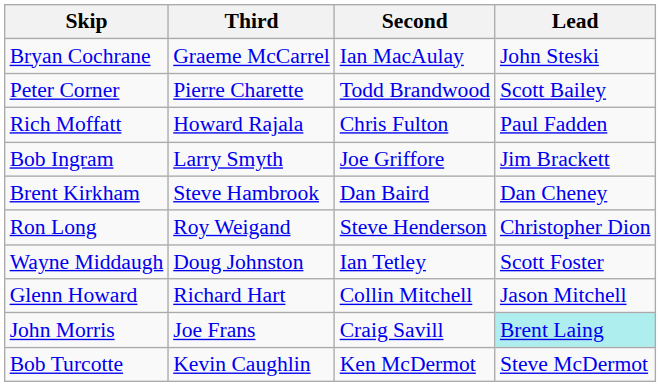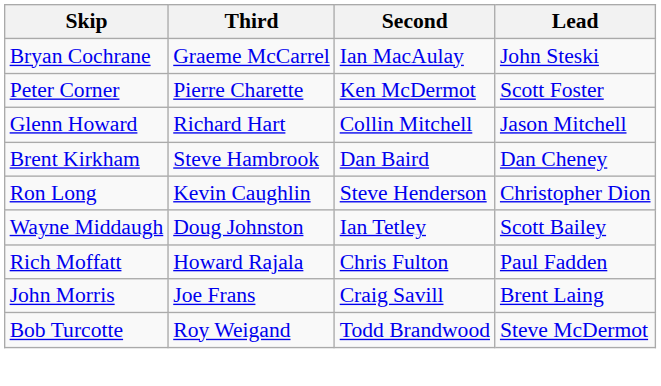(415, 90) Todd Brandwood -> (408, 90) Ken McDermot
(553, 90) Scott Bailey -> (552, 90) Scott Foster
rows swapped: (74, 295) <-> (66, 124)
- row: (62, 158)
(232, 227) Roy Weigand -> (242, 192) Kevin Caughlin
(552, 261) Scott Foster -> (553, 227) Scott Bailey
(552, 329) paleturquoise background -> (552, 295) no background
(242, 364) Kevin Caughlin -> (232, 329) Roy Weigand
(408, 364) Ken McDermot -> (415, 329) Todd Brandwood
